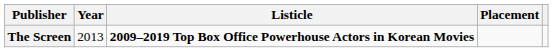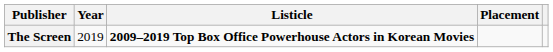(90, 36) 2013 -> (90, 36) 2019
